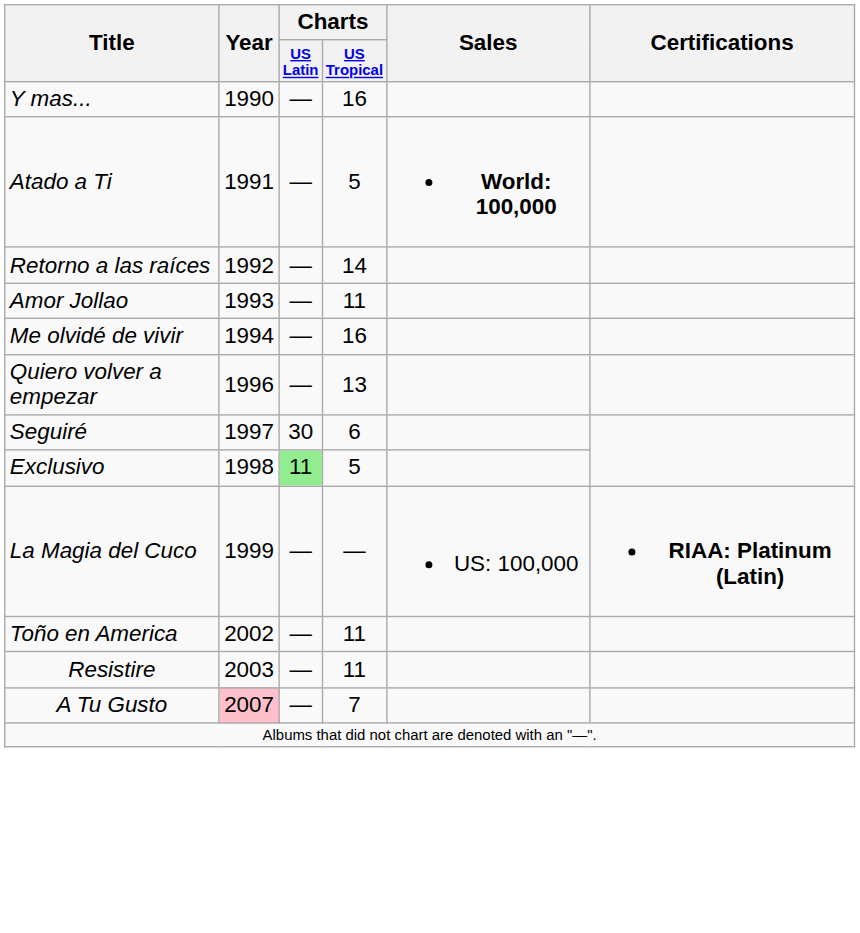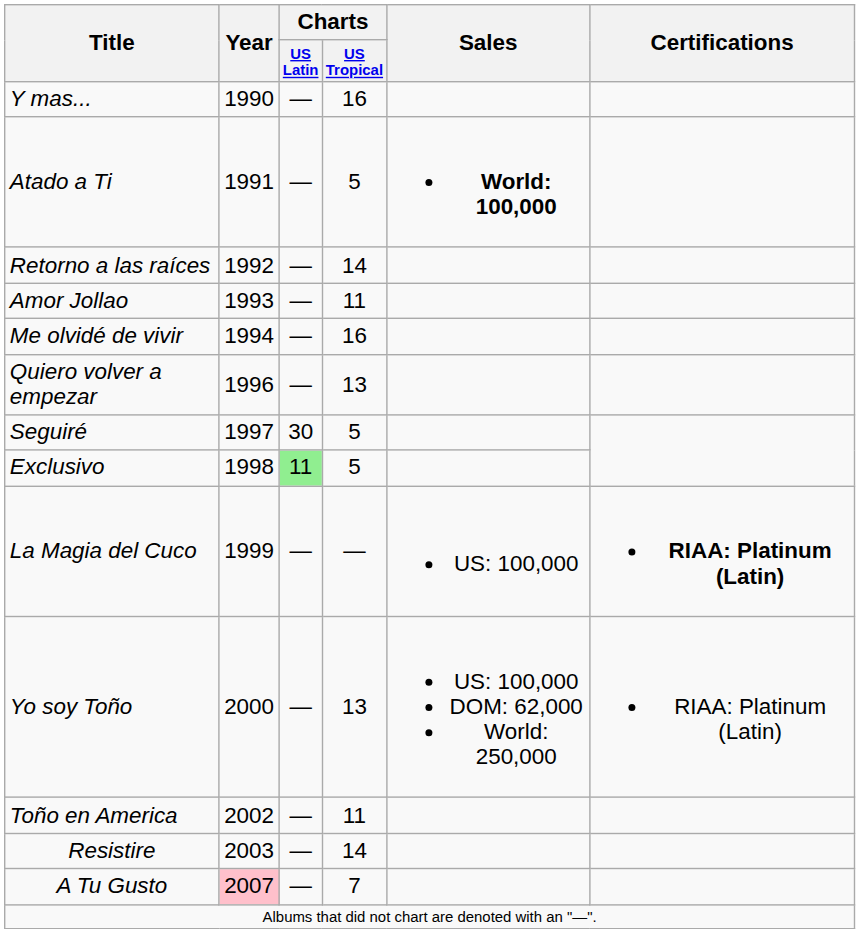(354, 432) 6 -> (354, 432) 5
+ row: (71, 706)
(354, 669) 11 -> (354, 850) 14
